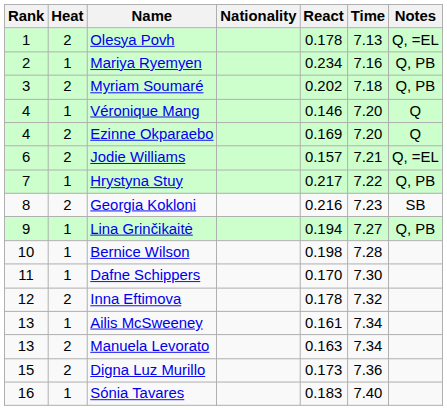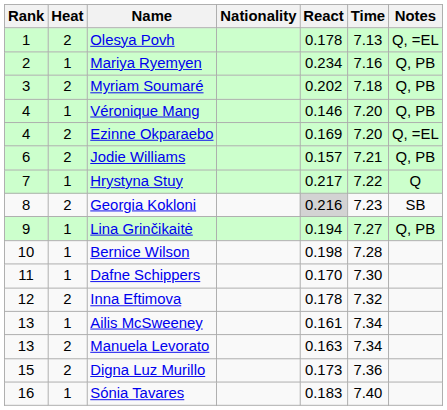(415, 110) Q -> (415, 110) Q, PB
(415, 134) Q -> (415, 134) Q, =EL
(415, 157) Q, =EL -> (415, 157) Q, PB
(415, 181) Q, PB -> (415, 181) Q
(324, 205) no background -> (324, 205) lightgrey background
